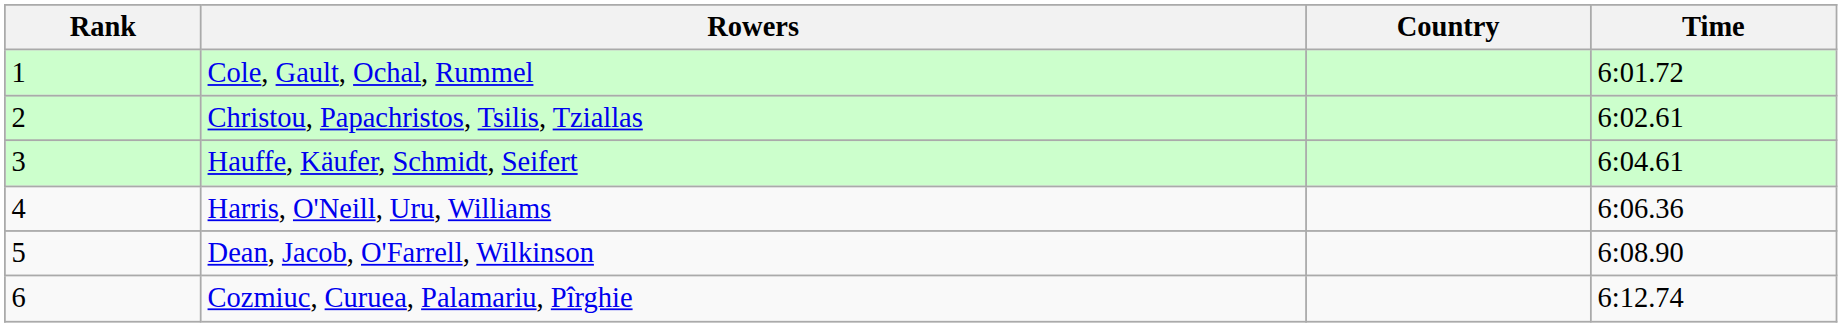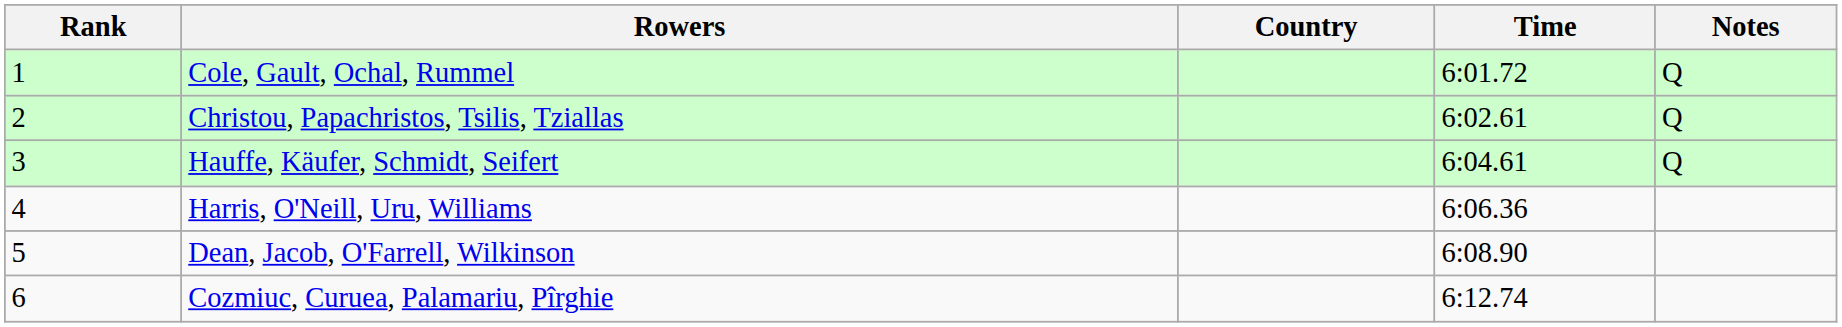+ column: (1746, 27)
